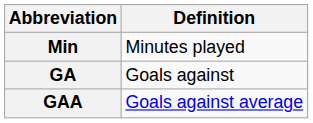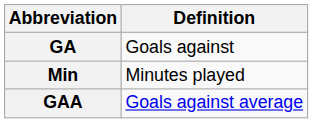rows swapped: (63, 46) <-> (63, 74)
